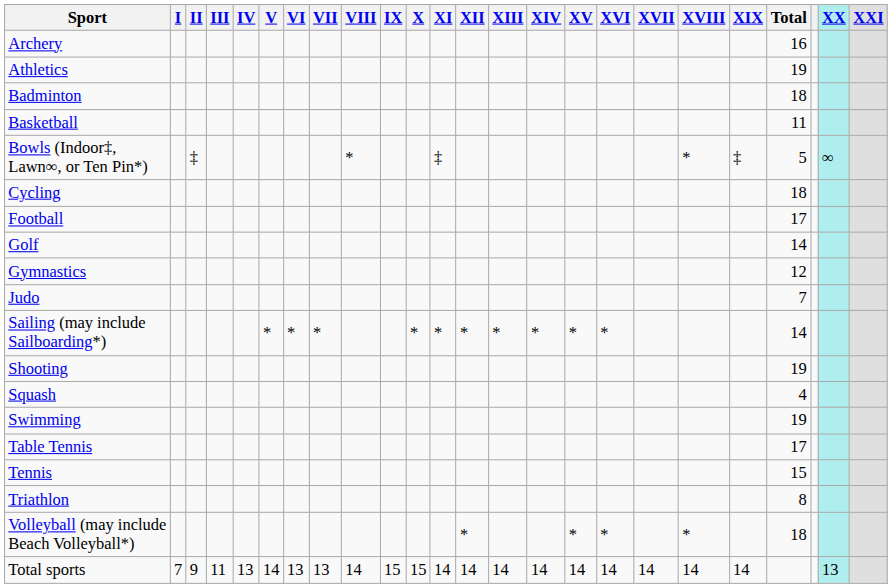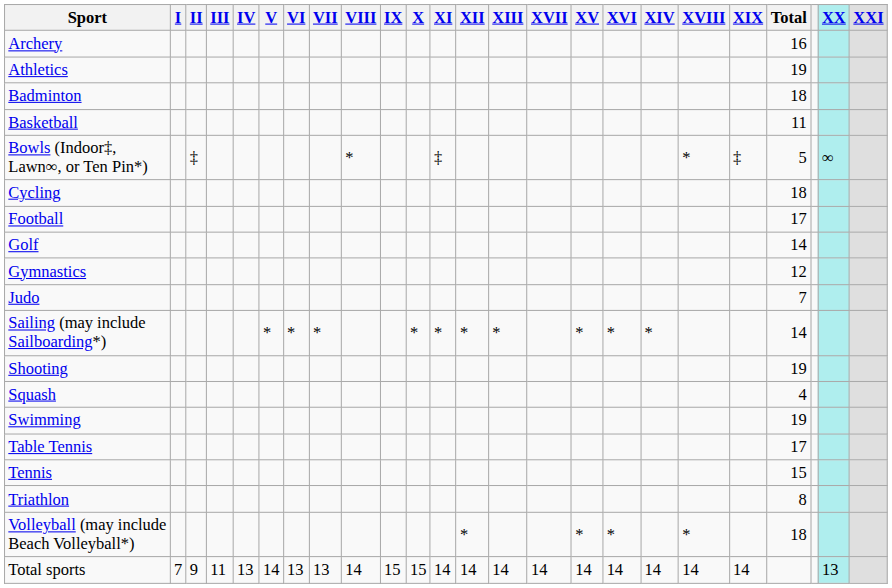columns swapped: (546, 17) <-> (656, 17)
